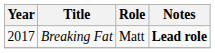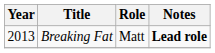(21, 36) 2017 -> (21, 36) 2013
